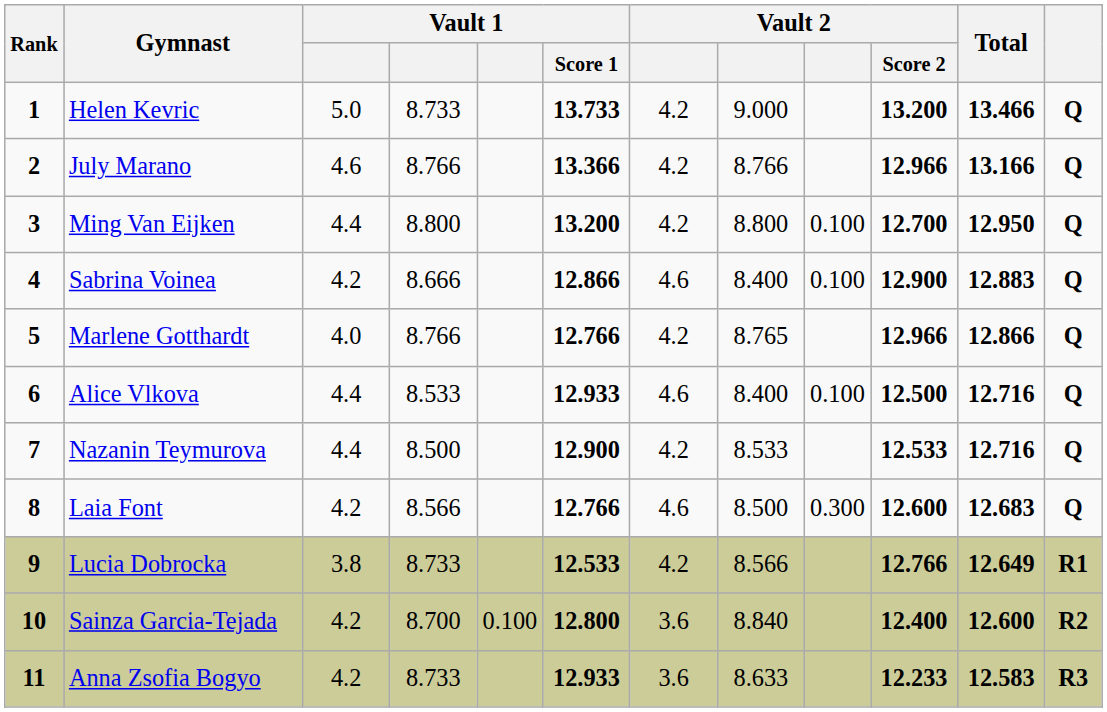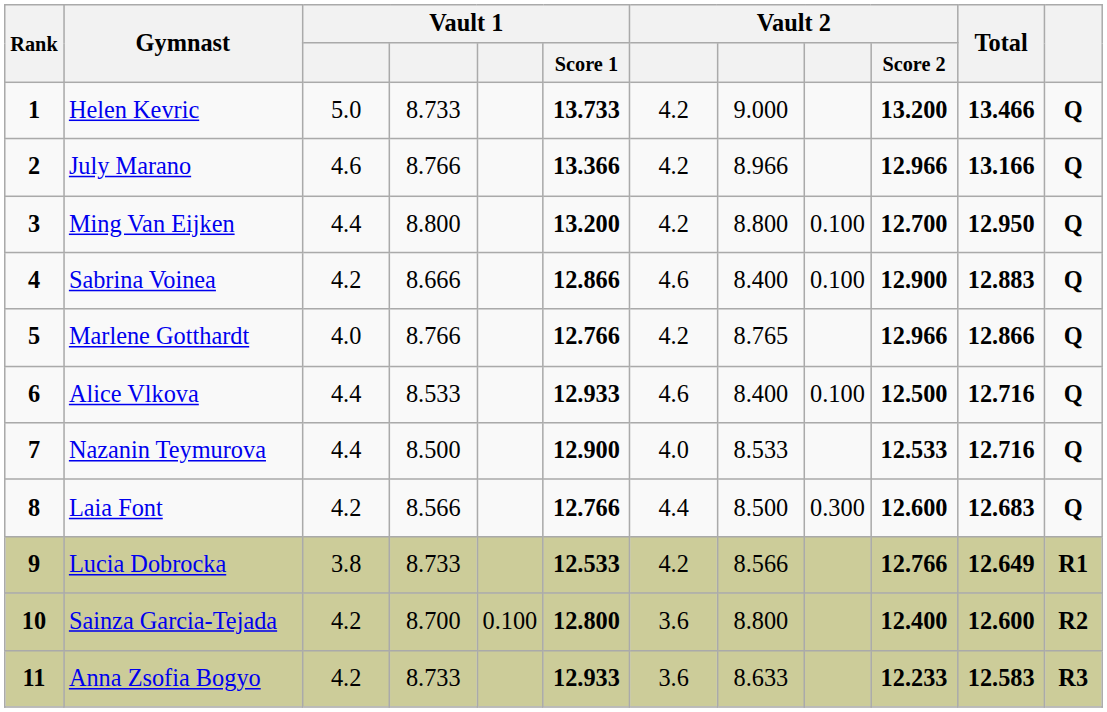(761, 166) 8.766 -> (761, 166) 8.966
(674, 450) 4.2 -> (674, 450) 4.0
(674, 507) 4.6 -> (674, 507) 4.4
(761, 621) 8.840 -> (761, 621) 8.800
